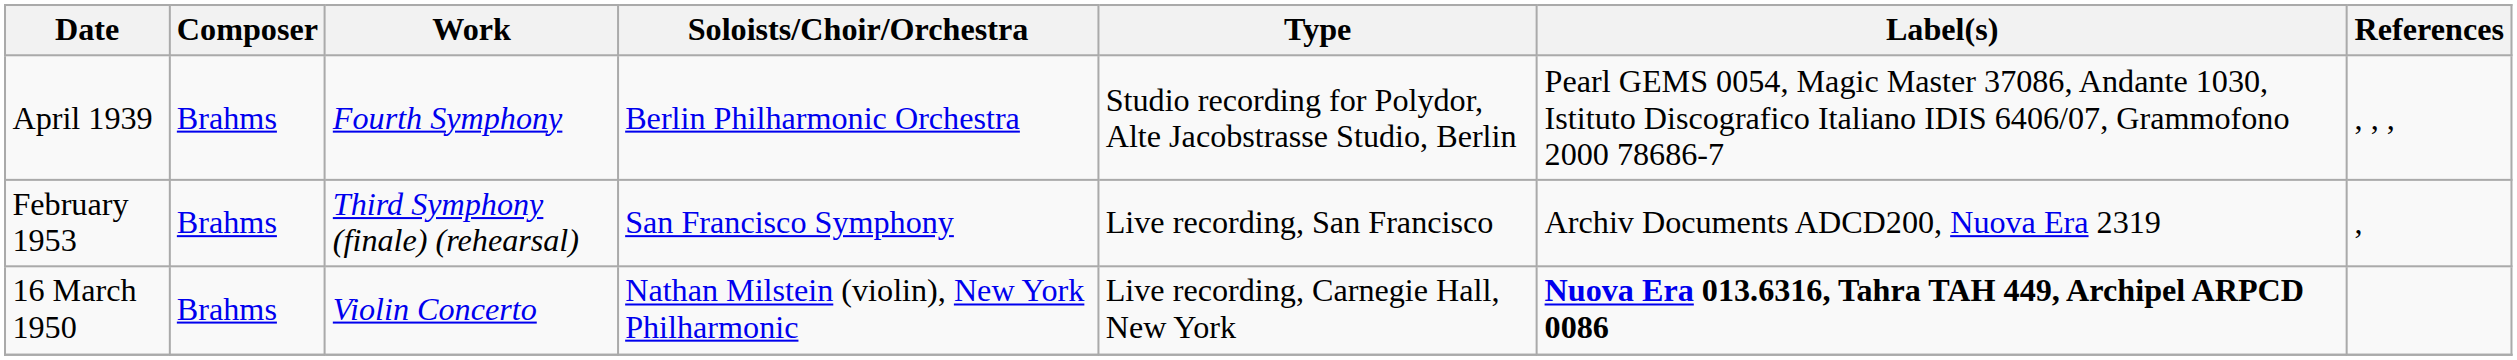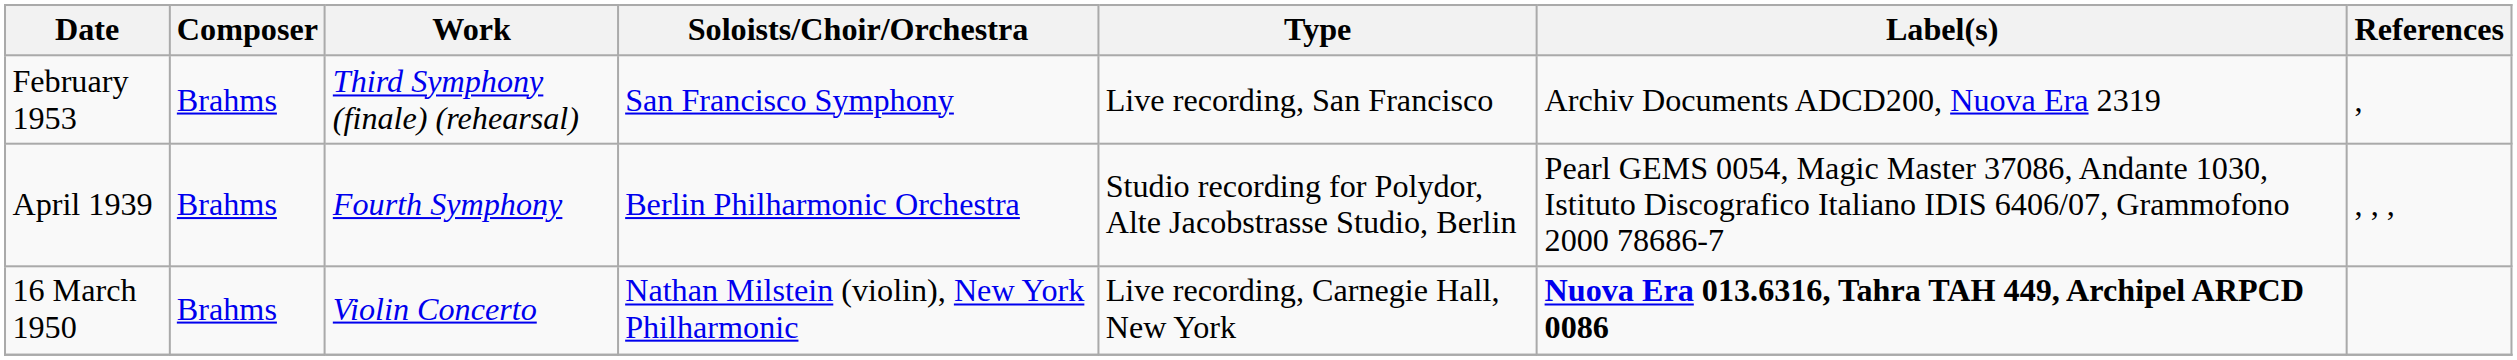rows swapped: (70, 222) <-> (83, 117)
